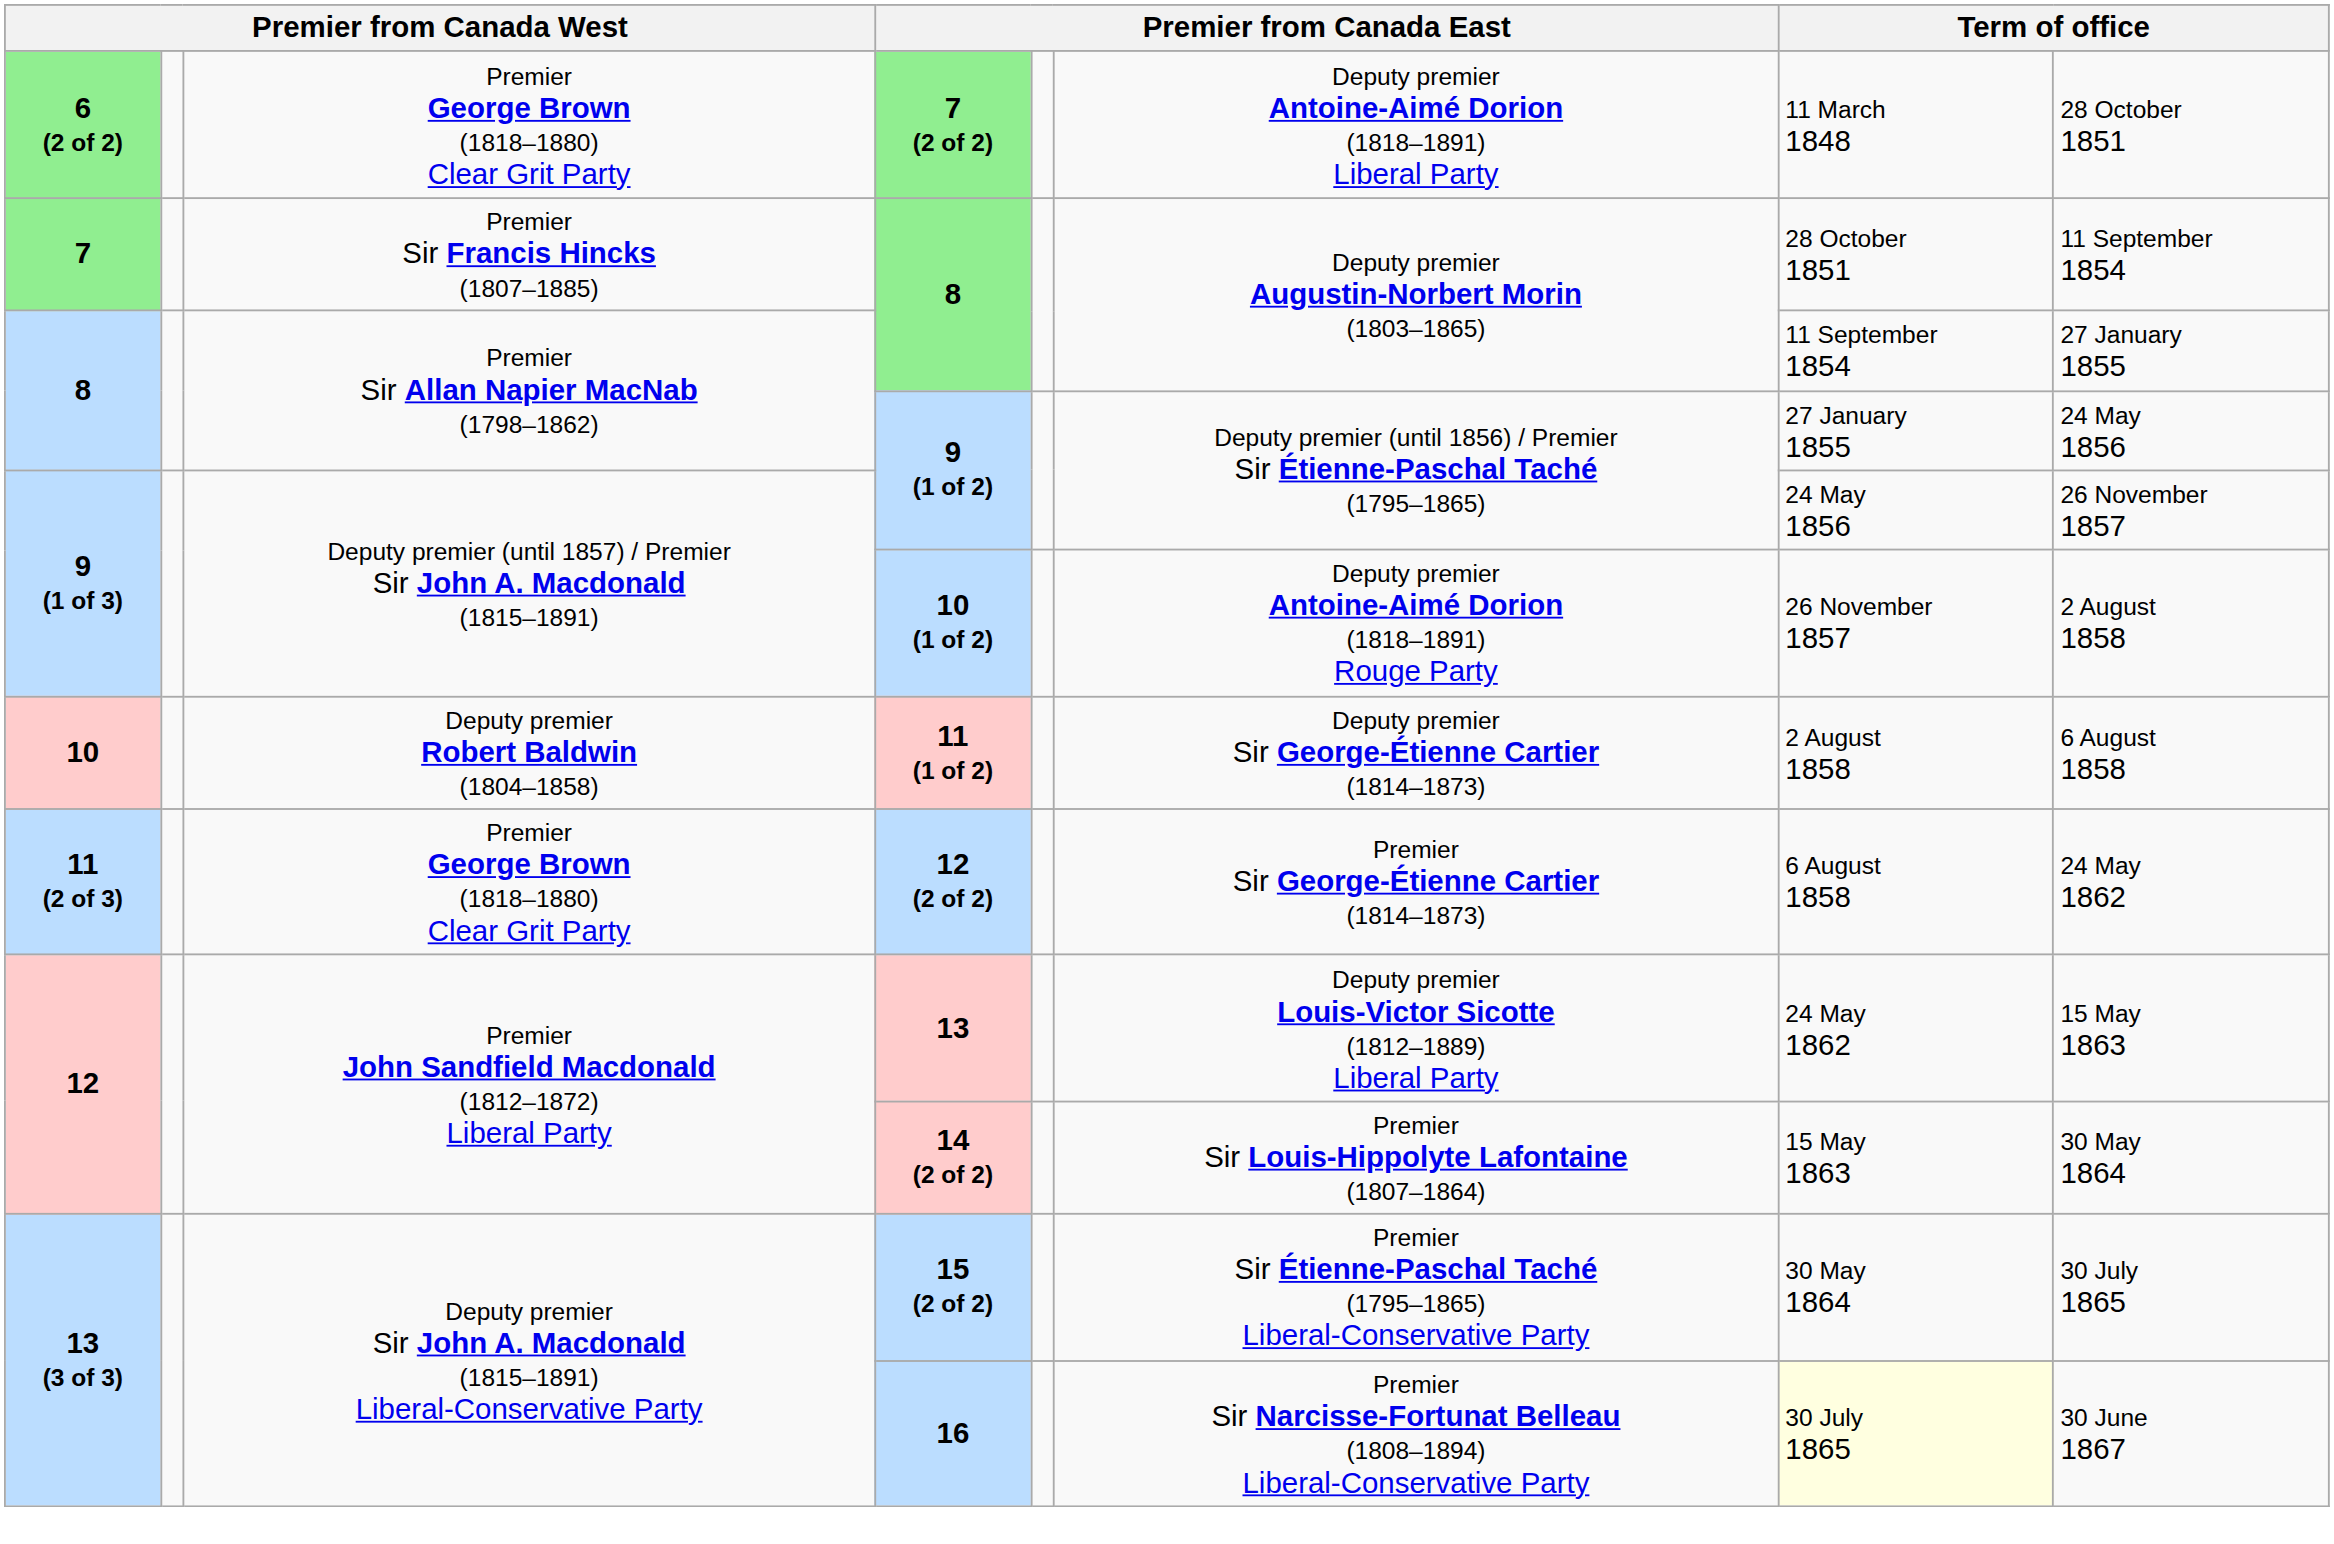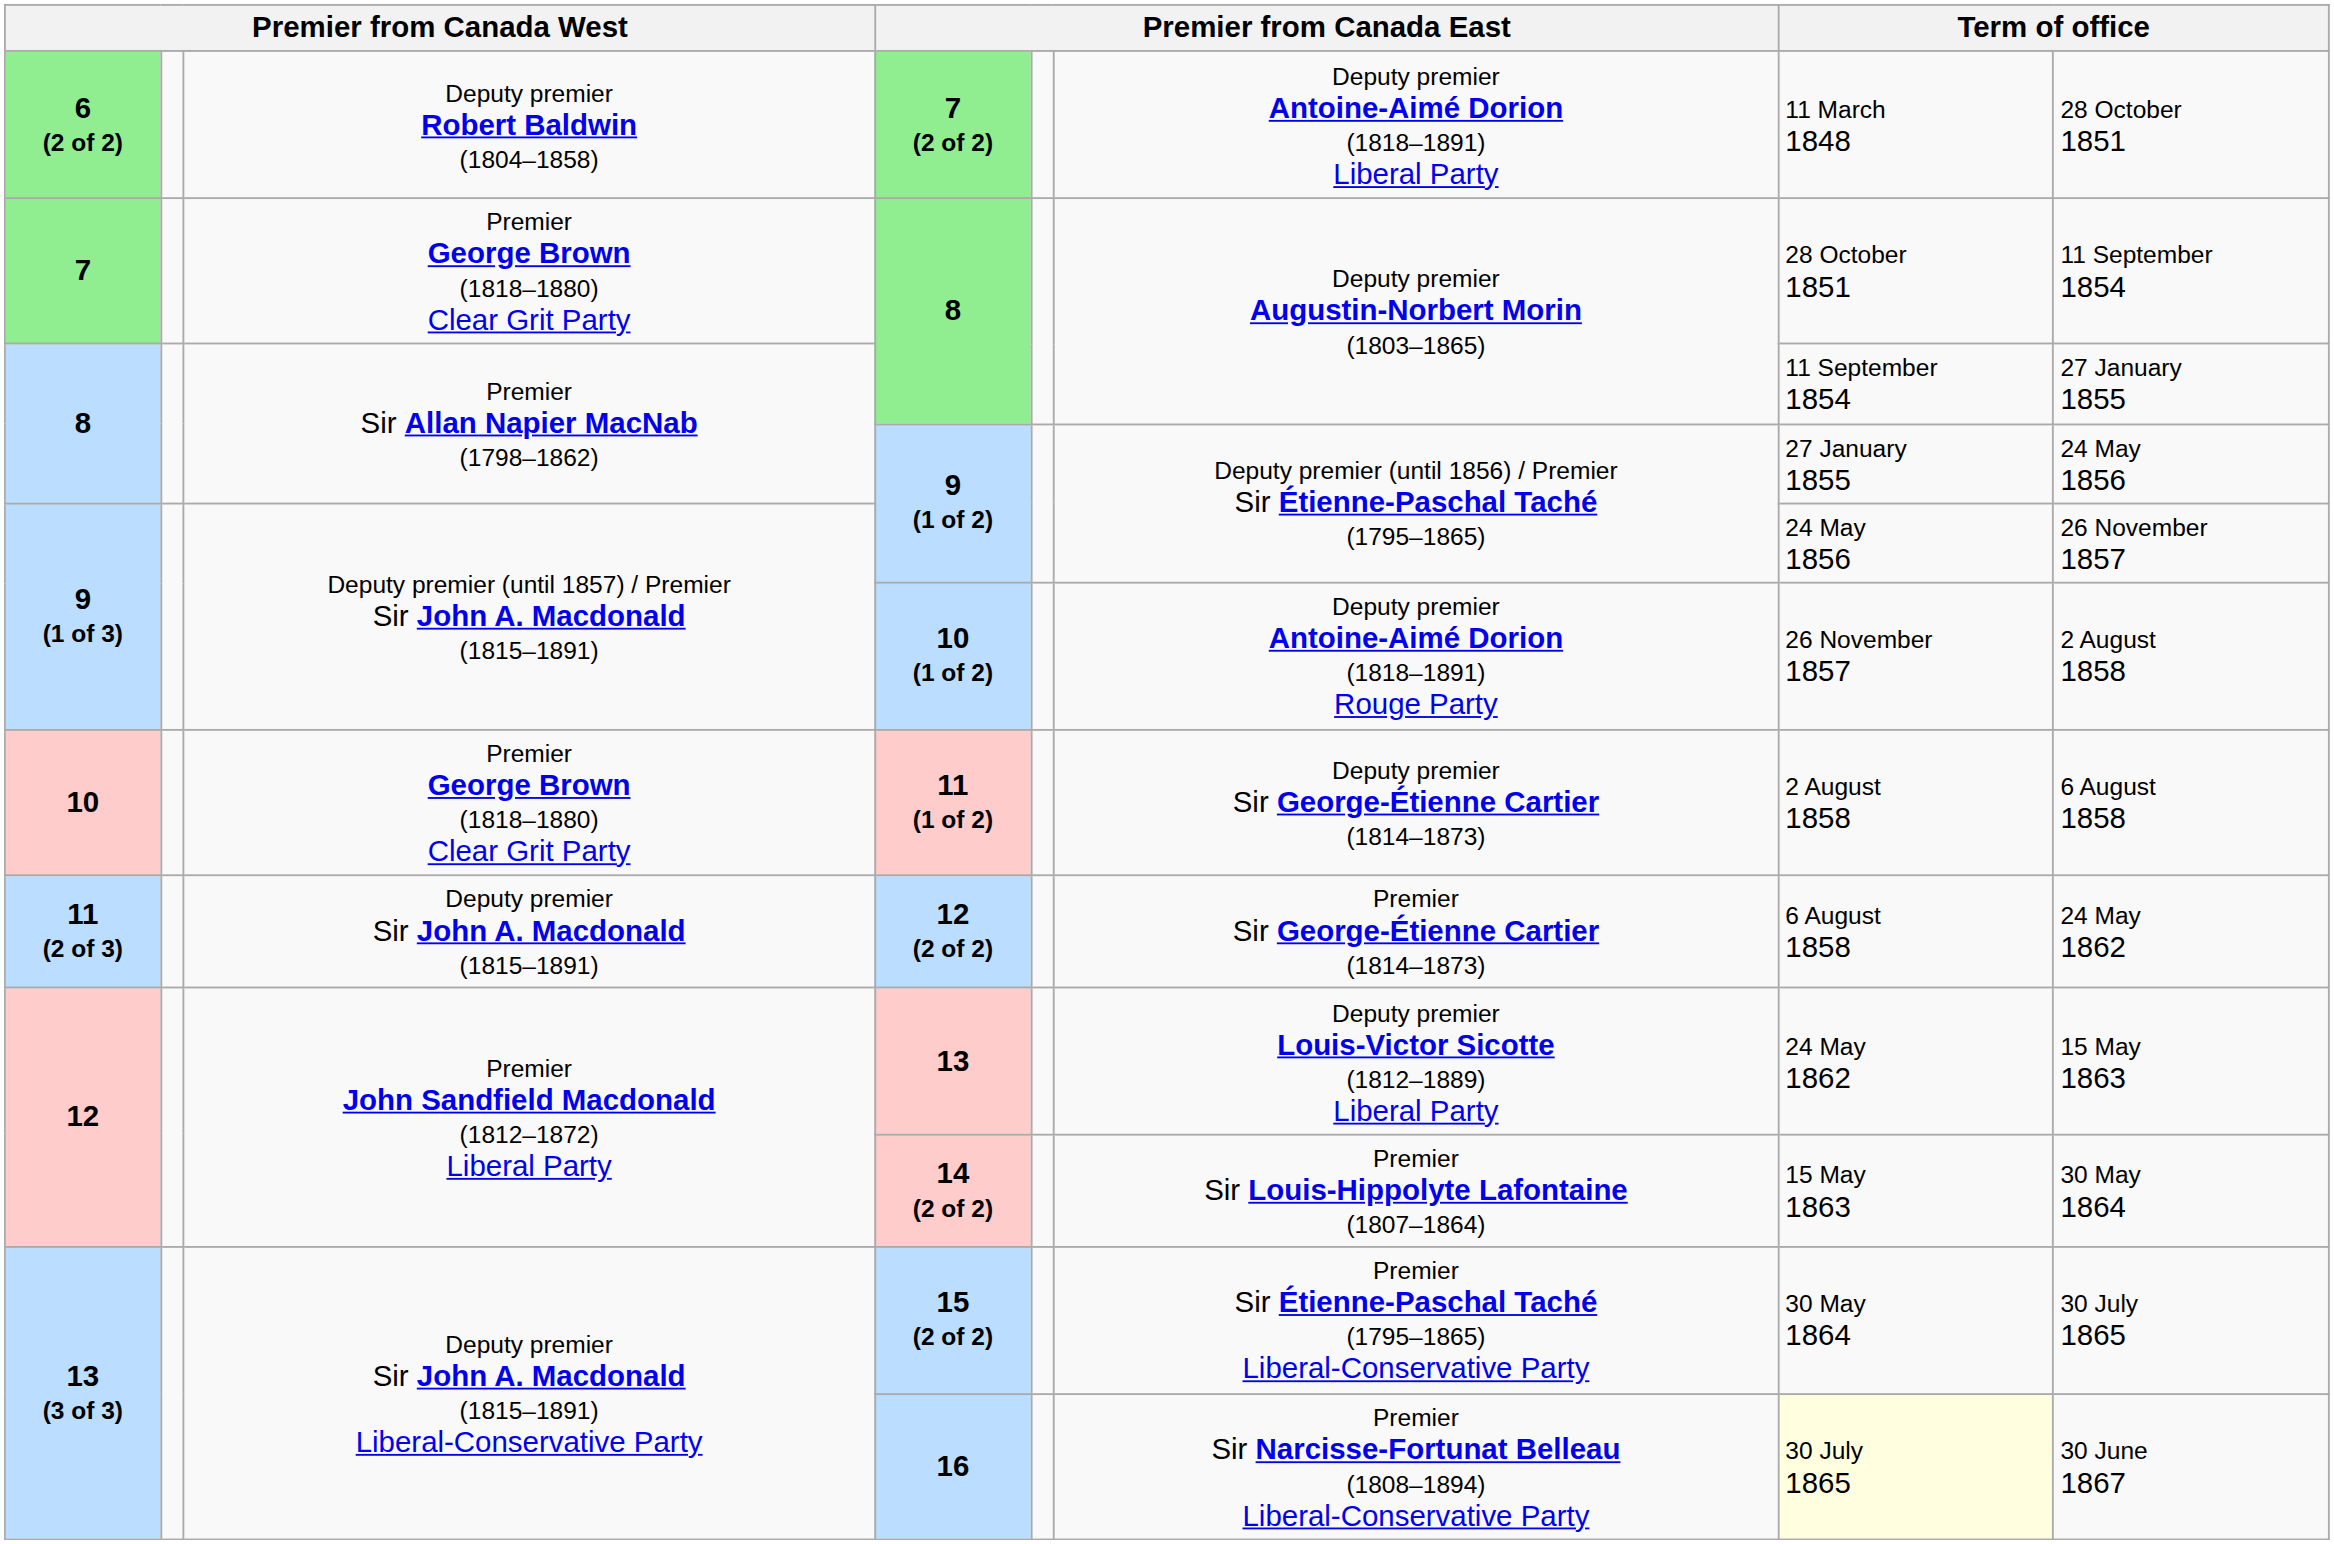(529, 126) Premier George Brown (1818–1880) Clear Grit Party -> (529, 126) Deputy premier Robert Baldwin (1804–1858)
(529, 255) Premier Sir Francis Hincks (1807–1885) -> (529, 272) Premier George Brown (1818–1880) Clear Grit Party
(529, 753) Deputy premier Robert Baldwin (1804–1858) -> (529, 803) Premier George Brown (1818–1880) Clear Grit Party
(529, 883) Premier George Brown (1818–1880) Clear Grit Party -> (529, 933) Deputy premier Sir John A. Macdonald (1815–1891)
